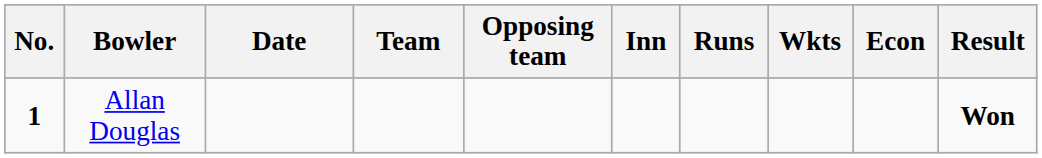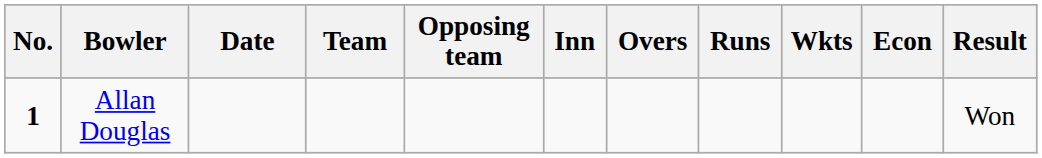+ column: (653, 41)
(988, 115) bold -> (990, 115) normal
